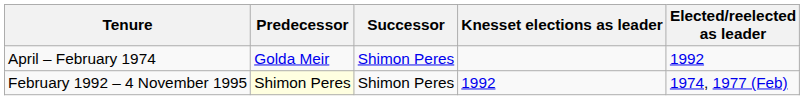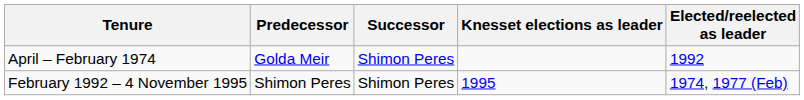(302, 82) lightyellow background -> (302, 82) no background
(478, 82) 1992 -> (478, 82) 1995
